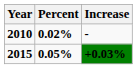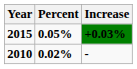rows swapped: (20, 34) <-> (20, 53)
